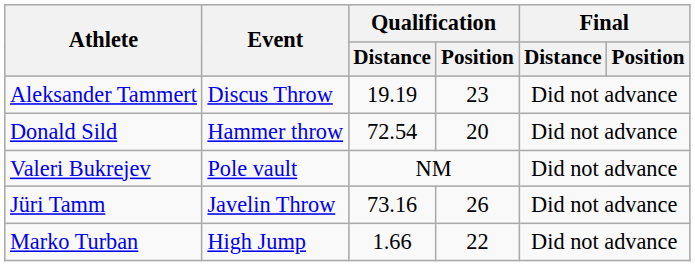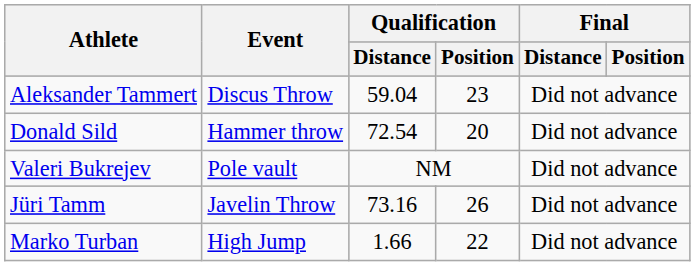(392, 94) 19.19 -> (392, 94) 59.04
